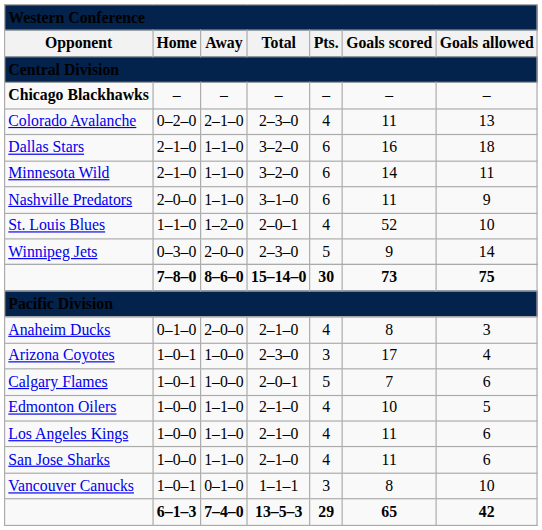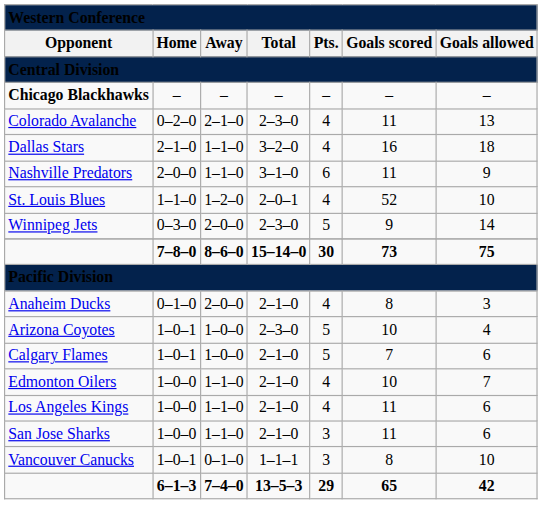(326, 147) 6 -> (326, 147) 4
- row: (59, 173)
(326, 355) 3 -> (326, 329) 5
(389, 355) 17 -> (389, 329) 10
(279, 381) 2–0–1 -> (279, 355) 2–1–0
(487, 407) 5 -> (487, 381) 7
(326, 459) 4 -> (326, 433) 3
